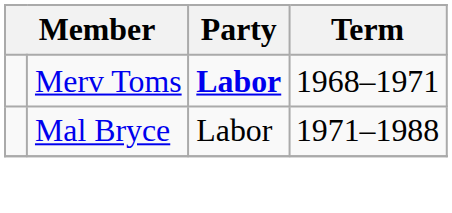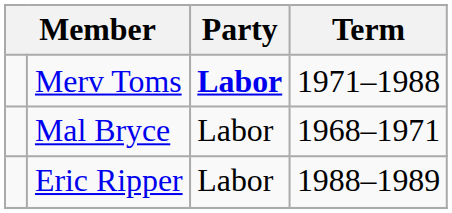(368, 80) 1968–1971 -> (369, 80) 1971–1988
(368, 130) 1971–1988 -> (369, 130) 1968–1971
+ row: (109, 181)
